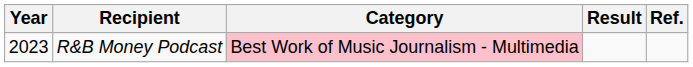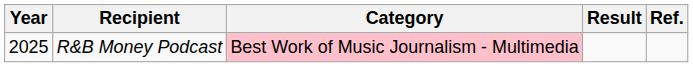(29, 47) 2023 -> (29, 47) 2025
